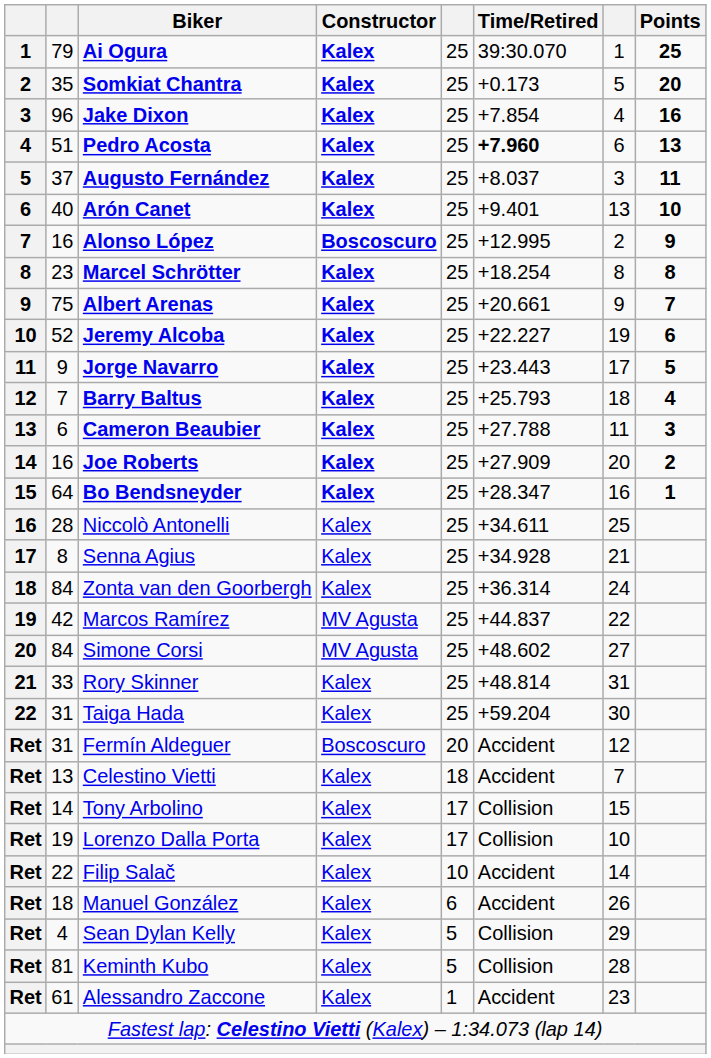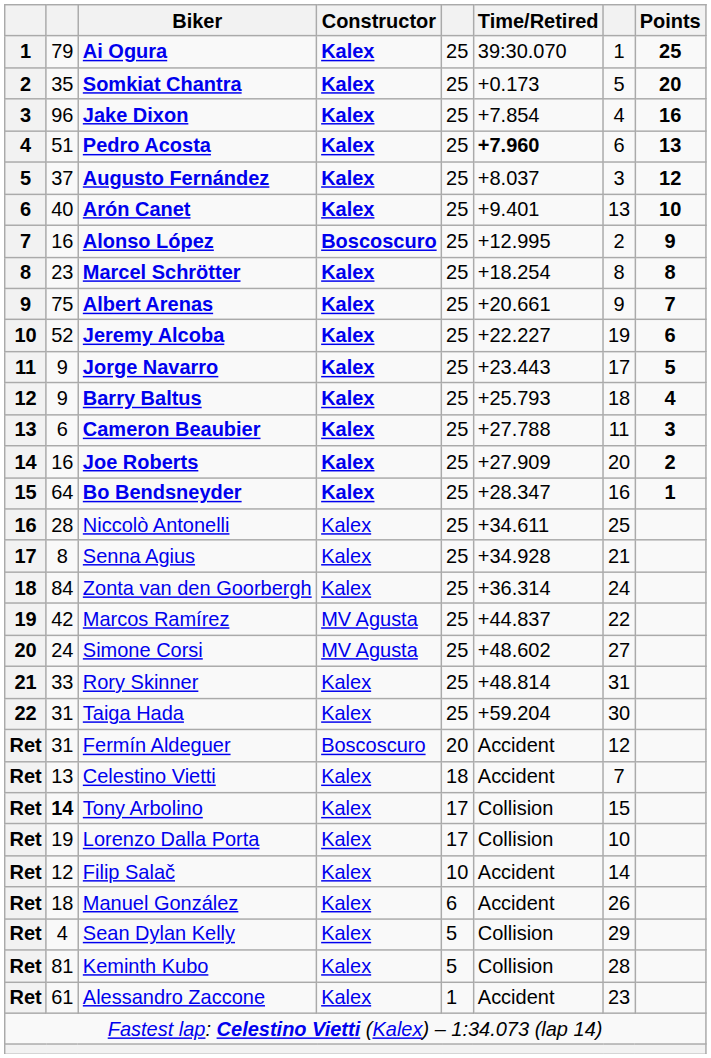(670, 178) 11 -> (670, 178) 12
(62, 398) 7 -> (62, 398) 9
(62, 650) 84 -> (62, 650) 24
(62, 808) normal -> (62, 808) bold
(62, 871) 22 -> (62, 871) 12
